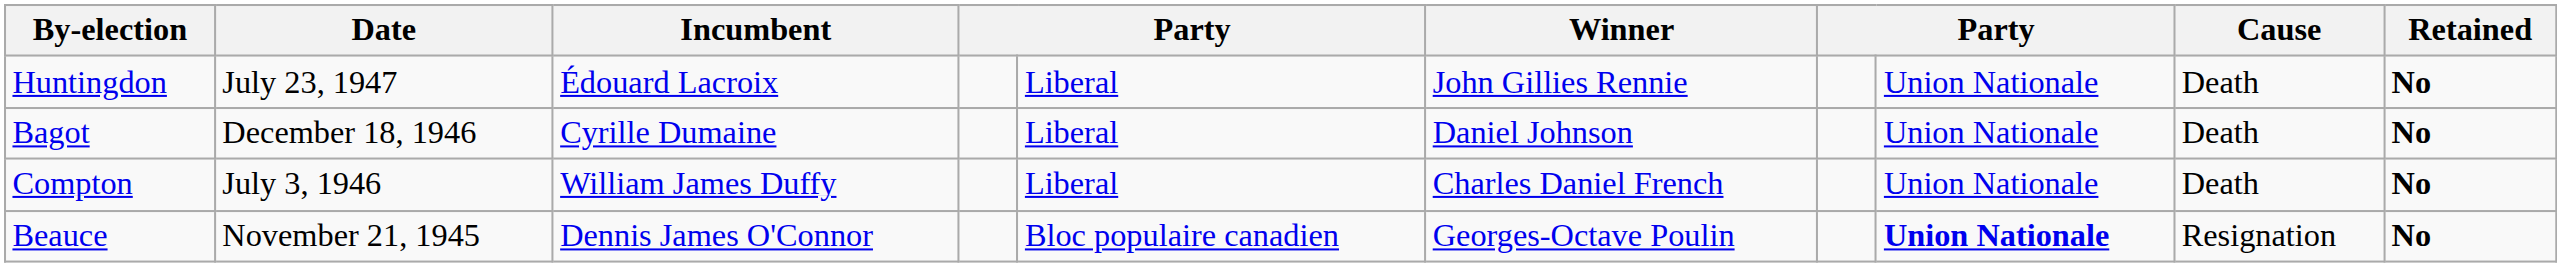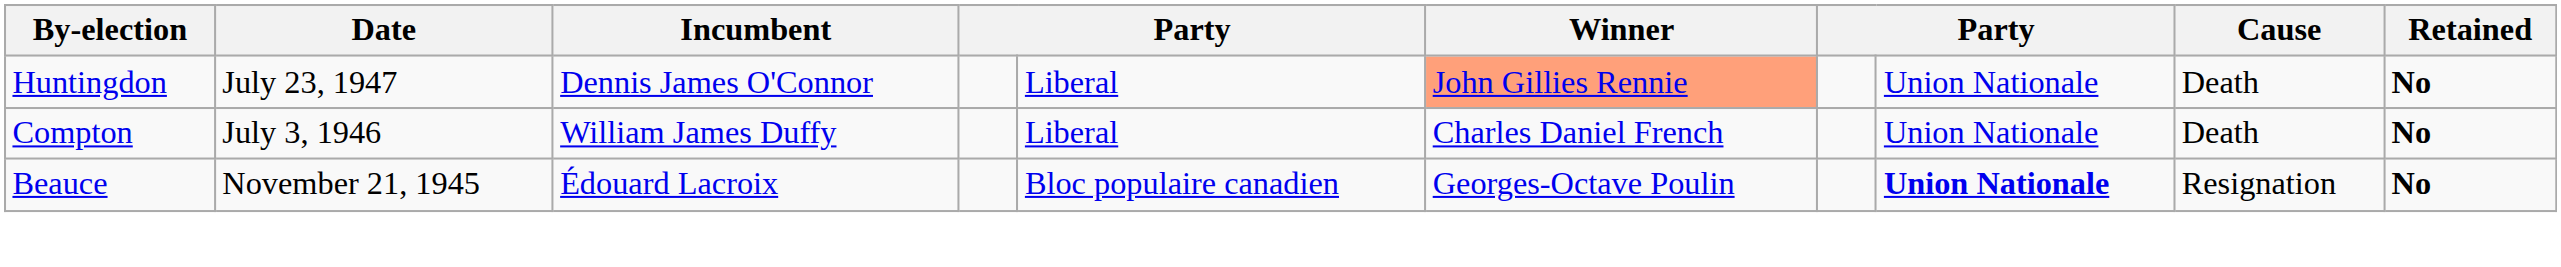(669, 81) Édouard Lacroix -> (717, 81) Dennis James O'Connor
(1560, 81) no background -> (1560, 81) lightsalmon background
- row: (51, 132)
(717, 235) Dennis James O'Connor -> (669, 183) Édouard Lacroix
